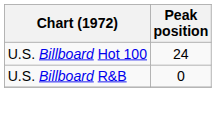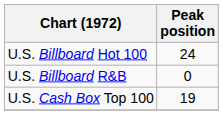+ row: (81, 98)
